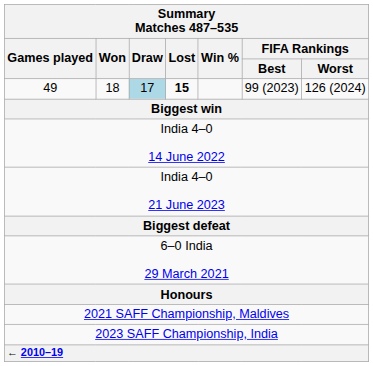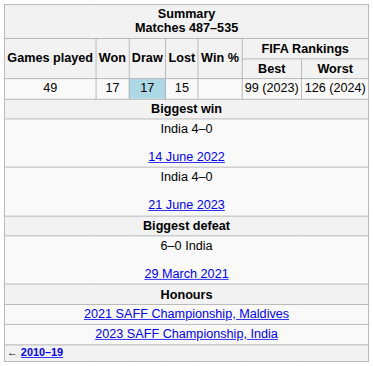(112, 88) 18 -> (112, 88) 17
(182, 88) bold -> (182, 88) normal
